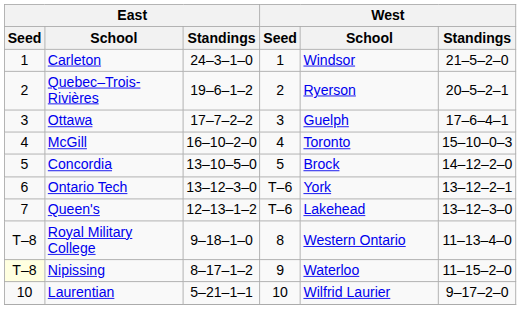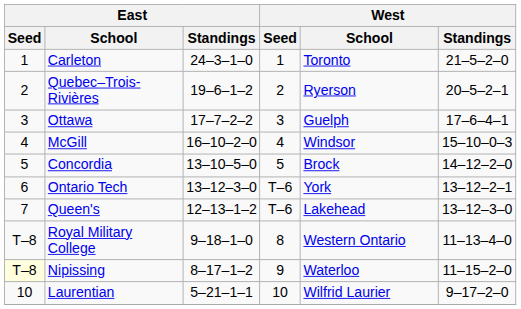(329, 60) Windsor -> (327, 60) Toronto
(327, 143) Toronto -> (329, 143) Windsor
